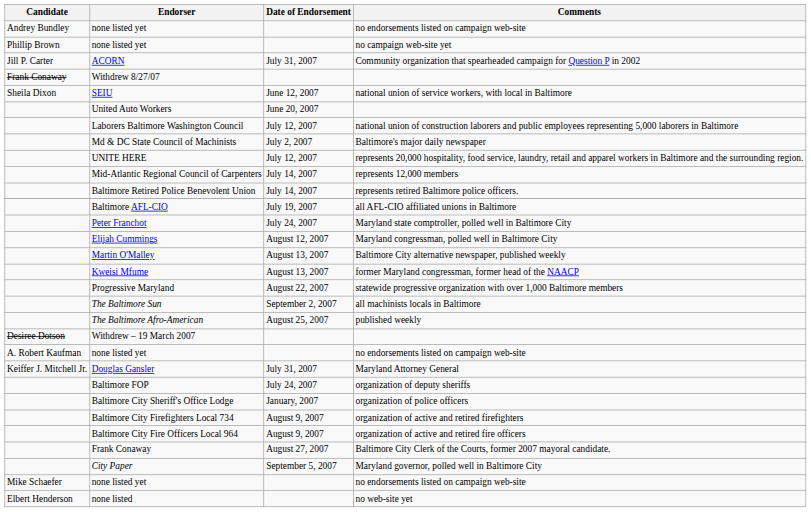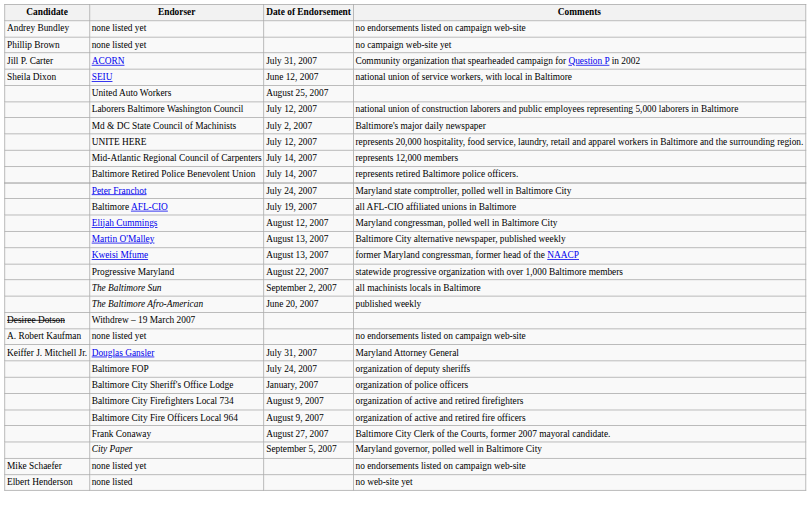- row: (37, 77)
(292, 109) June 20, 2007 -> (297, 93) August 25, 2007
rows swapped: (47, 207) <-> (47, 223)
(297, 320) August 25, 2007 -> (292, 304) June 20, 2007
